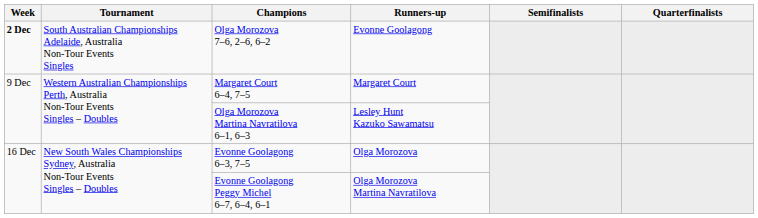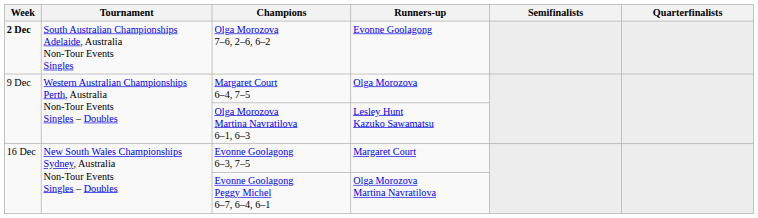(385, 82) Margaret Court -> (385, 82) Olga Morozova
(385, 152) Olga Morozova -> (385, 152) Margaret Court
